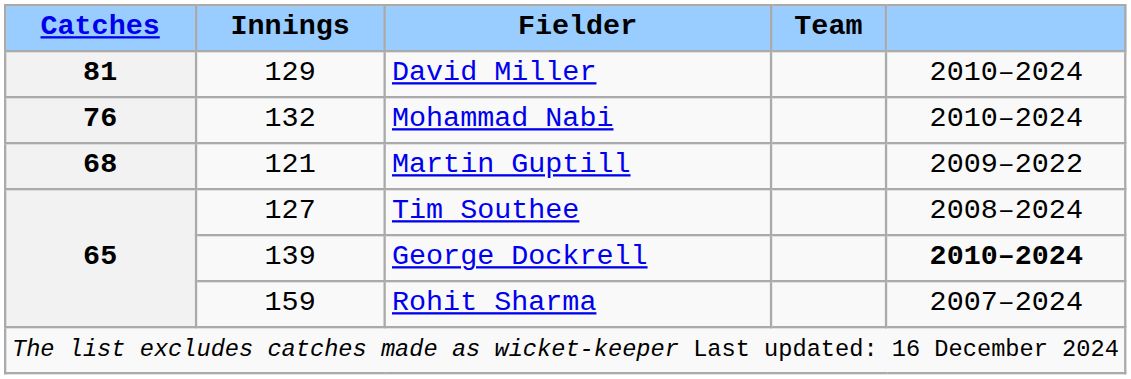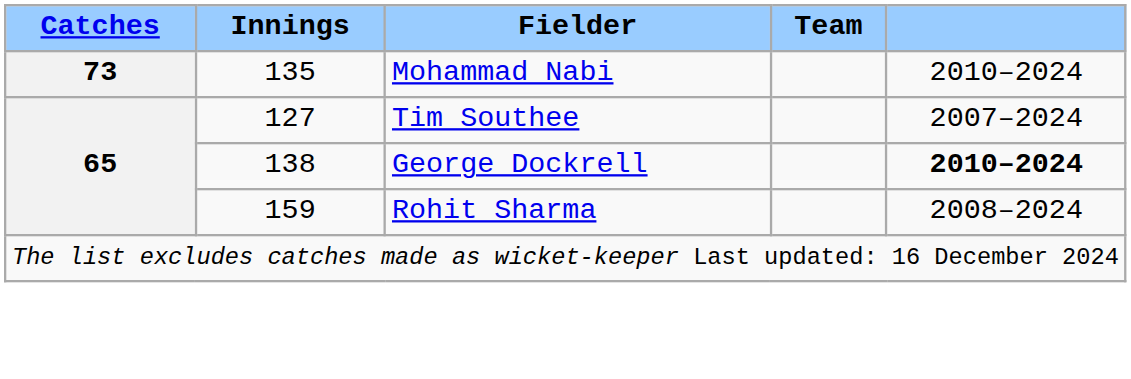- row: (494, 74)
(100, 120) 76 -> (100, 74) 73
(290, 120) 132 -> (290, 74) 135
- row: (511, 166)
(1006, 212) 2008–2024 -> (1006, 120) 2007–2024
(290, 258) 139 -> (290, 166) 138
(1006, 304) 2007–2024 -> (1006, 212) 2008–2024
